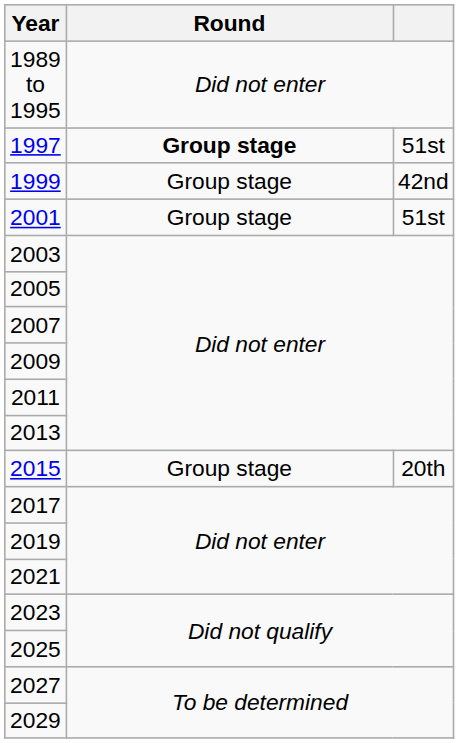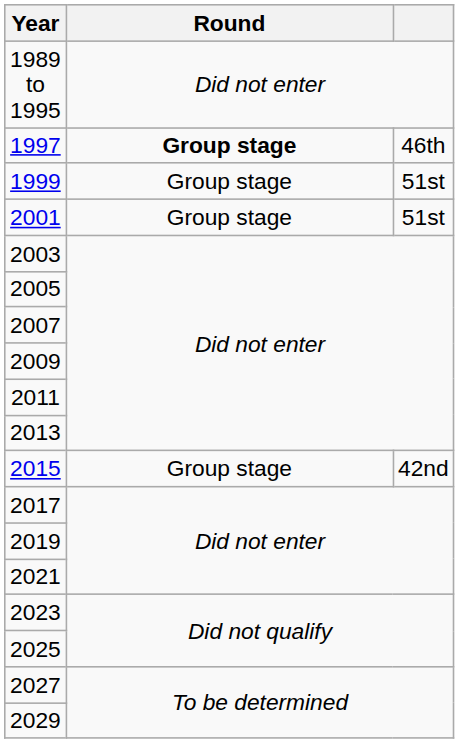(423, 146) 51st -> (423, 146) 46th
(423, 182) 42nd -> (423, 182) 51st
(423, 469) 20th -> (423, 469) 42nd
